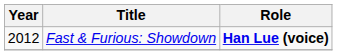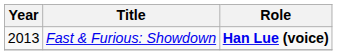(24, 38) 2012 -> (24, 38) 2013
